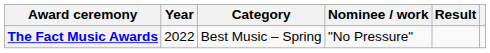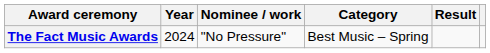columns swapped: (261, 15) <-> (378, 15)
(179, 36) 2022 -> (179, 36) 2024
